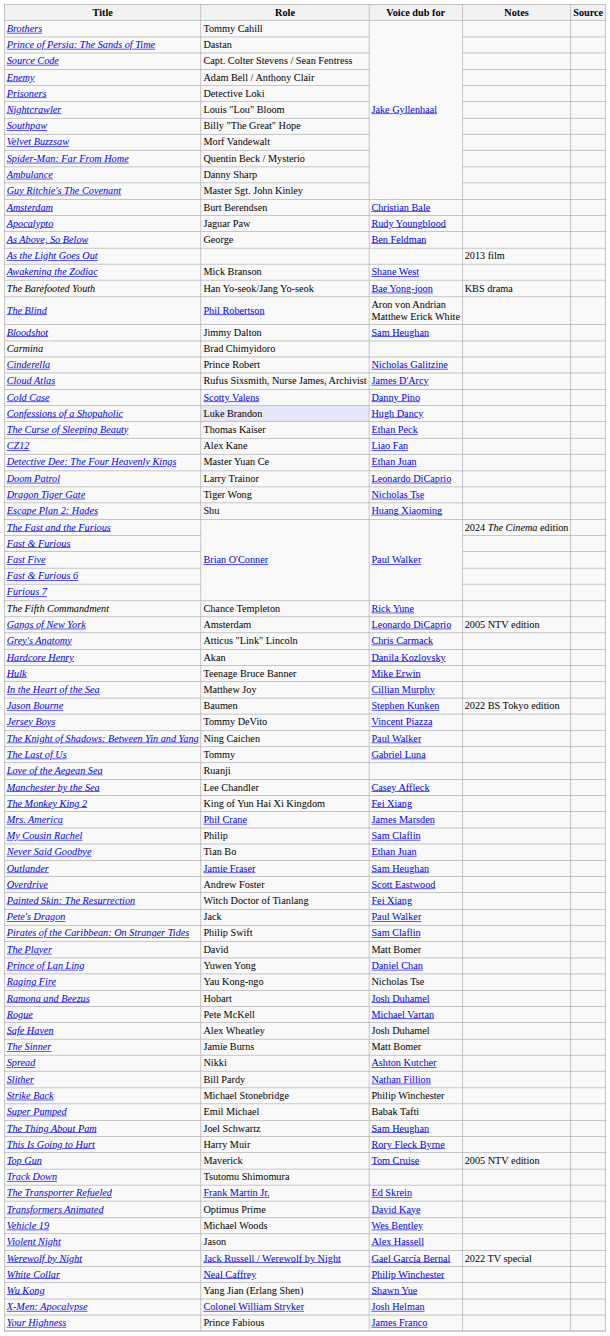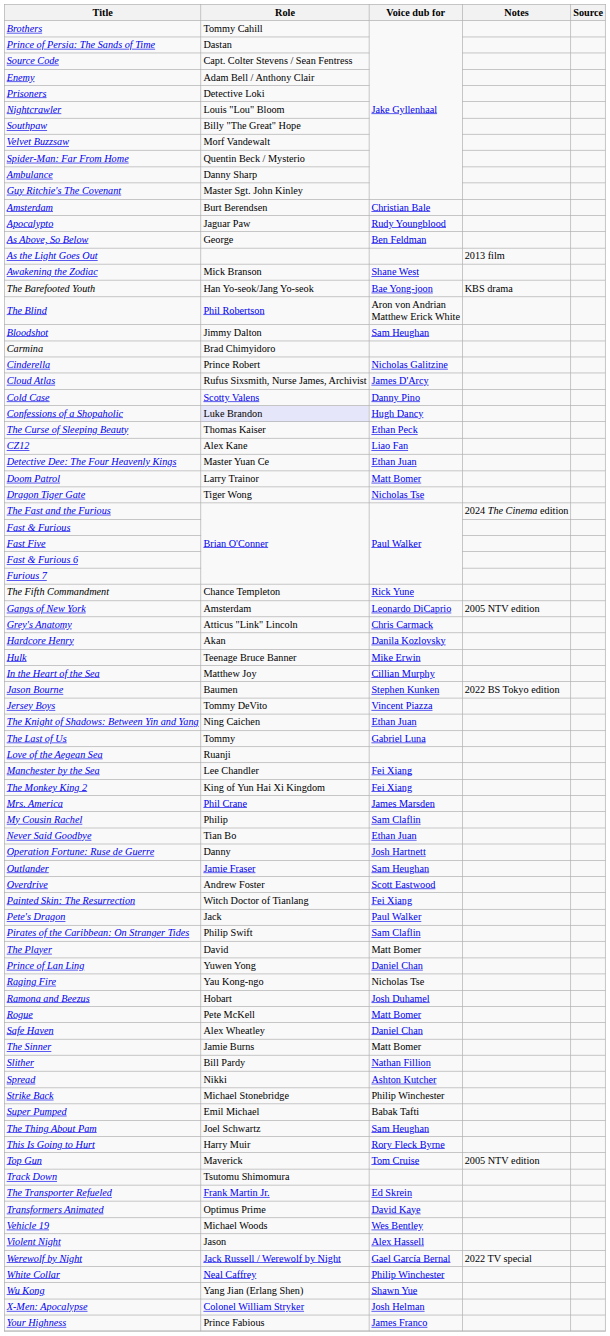(411, 478) Leonardo DiCaprio -> (396, 478) Matt Bomer
- row: (52, 511)
(396, 738) Paul Walker -> (394, 722) Ethan Juan
(400, 787) Casey Affleck -> (392, 771) Fei Xiang
+ row: (80, 852)
(403, 1014) Michael Vartan -> (396, 1014) Matt Bomer
(401, 1031) Josh Duhamel -> (397, 1031) Daniel Chan
rows swapped: (20, 1079) <-> (21, 1063)
